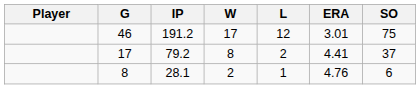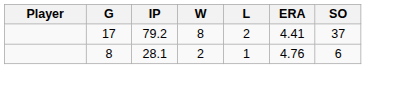- row: (125, 34)
